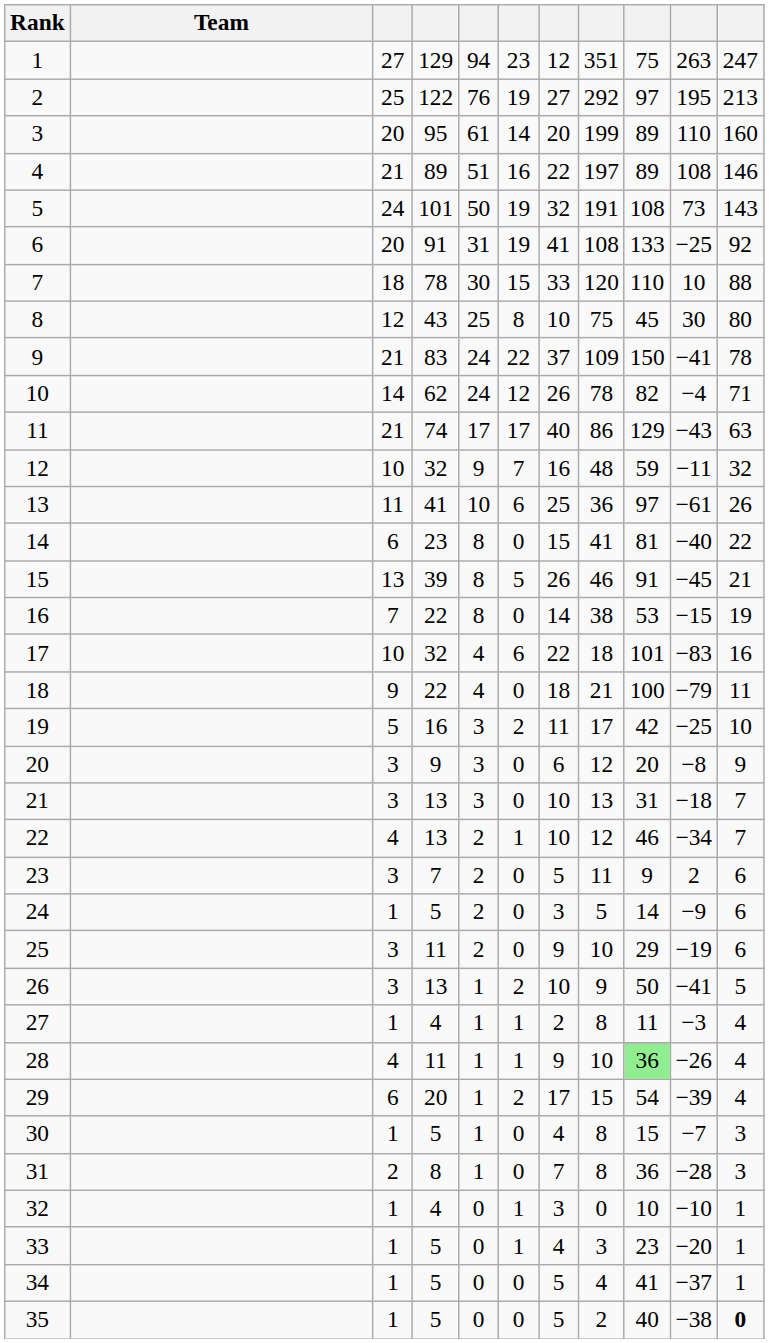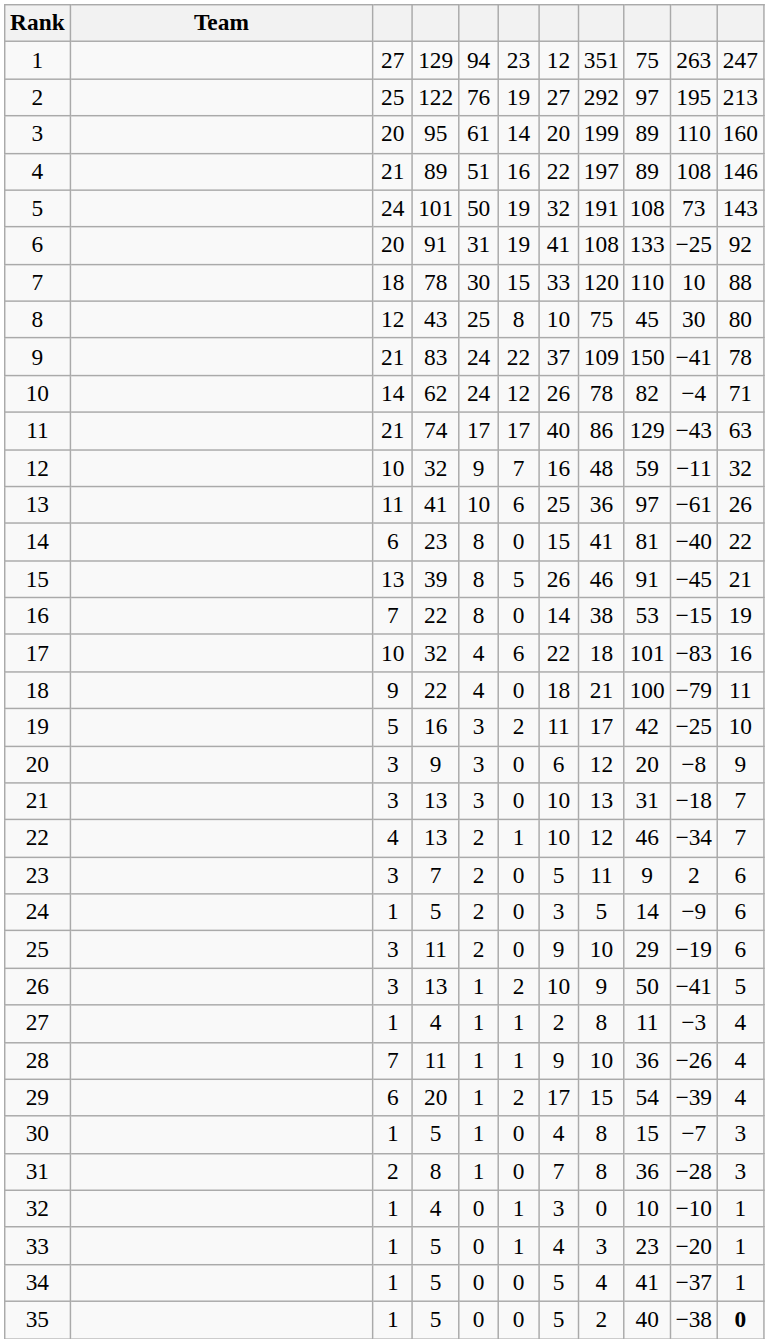(393, 1060) 4 -> (393, 1060) 7
(647, 1060) lightgreen background -> (647, 1060) no background
